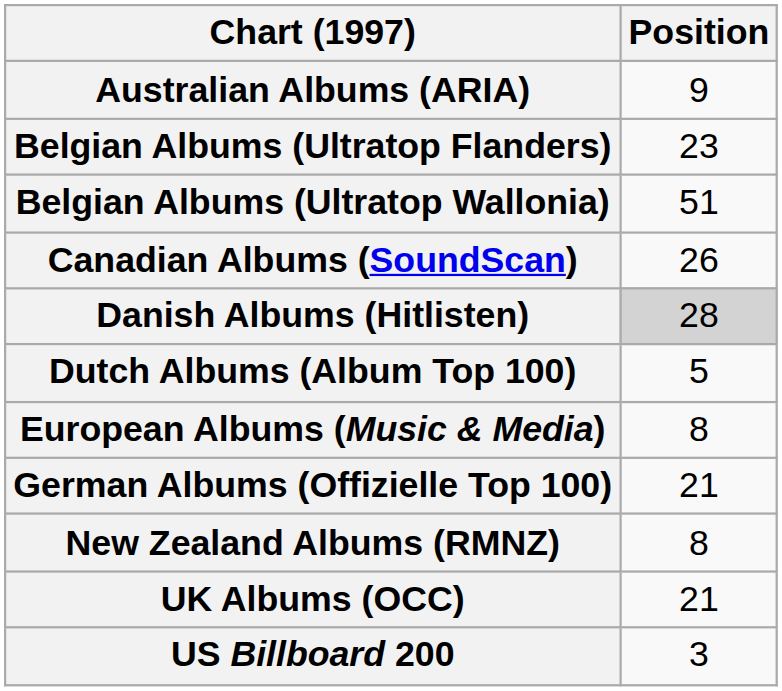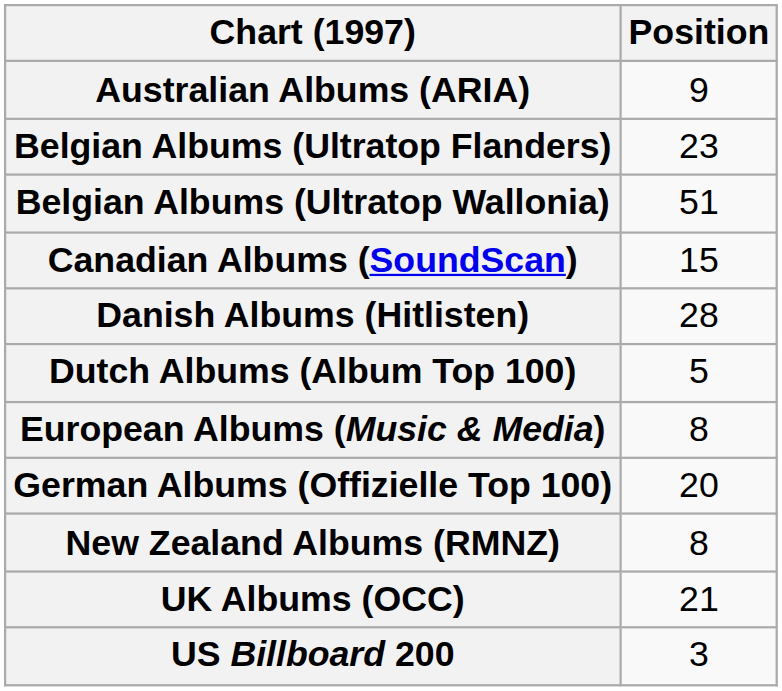(699, 259) 26 -> (699, 259) 15
(699, 315) lightgrey background -> (699, 315) no background
(699, 485) 21 -> (699, 485) 20
